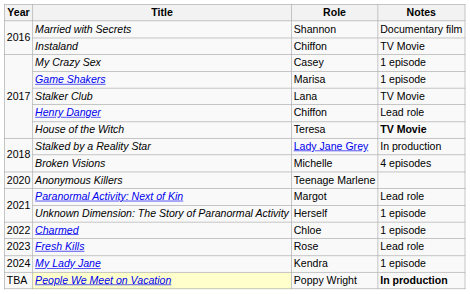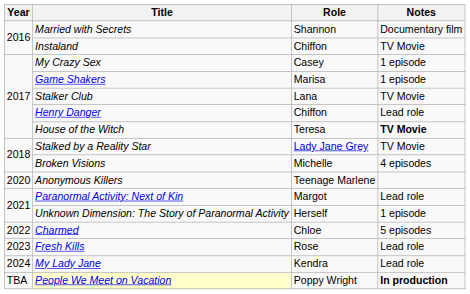(411, 146) In production -> (403, 146) TV Movie
(403, 230) 1 episode -> (406, 230) 5 episodes
(403, 264) 1 episode -> (402, 264) Lead role
